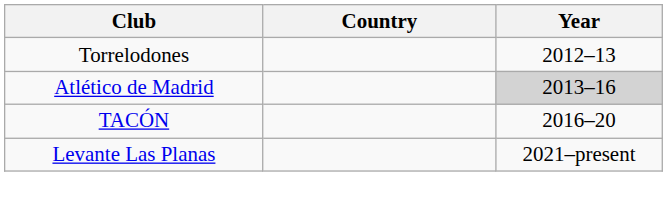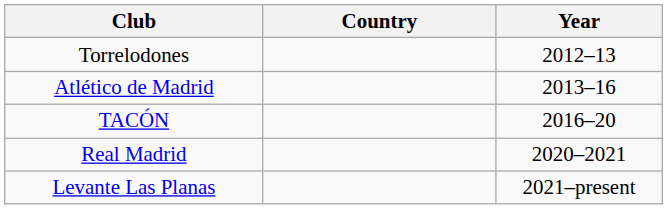(579, 87) lightgrey background -> (579, 87) no background
+ row: (134, 154)
